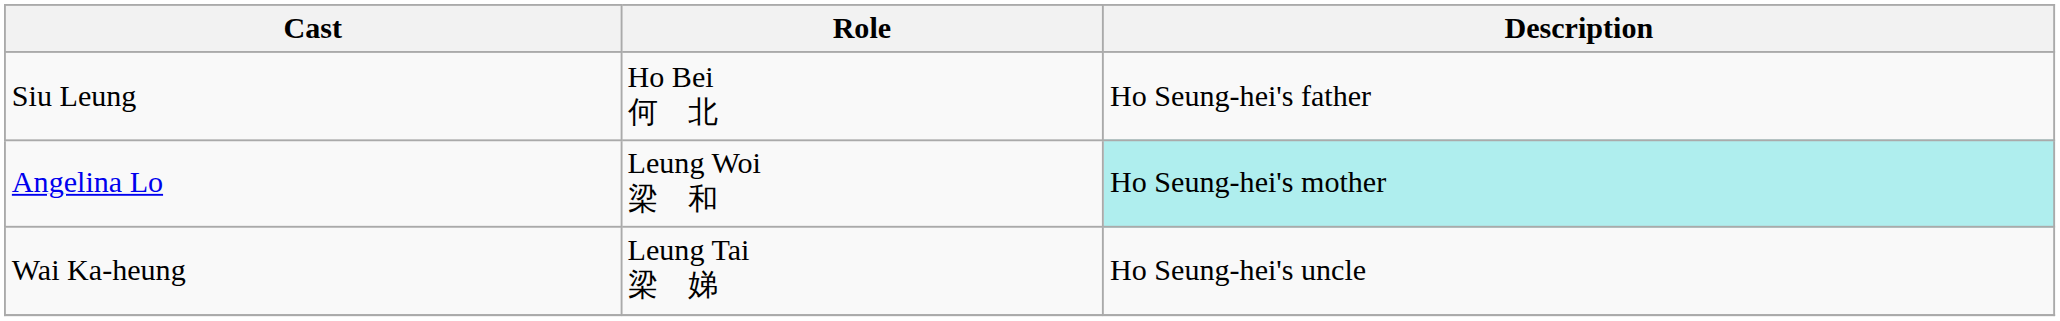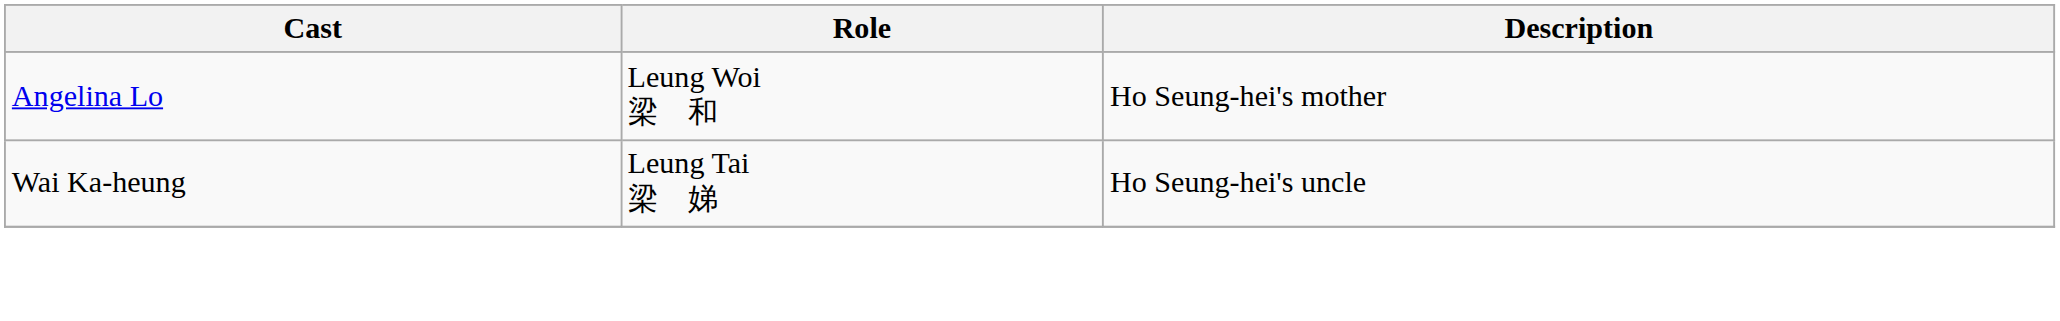- row: (74, 95)
(1248, 182) paleturquoise background -> (1248, 95) no background
